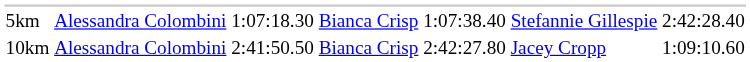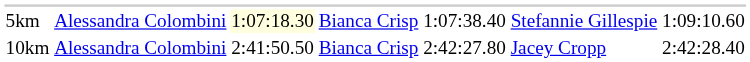(273, 21) no background -> (273, 21) lightyellow background
(703, 21) 2:42:28.40 -> (703, 21) 1:09:10.60
(703, 47) 1:09:10.60 -> (703, 47) 2:42:28.40
